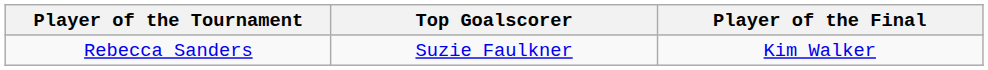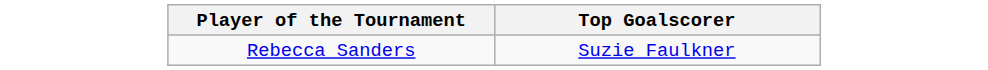- column: (820, 20)
